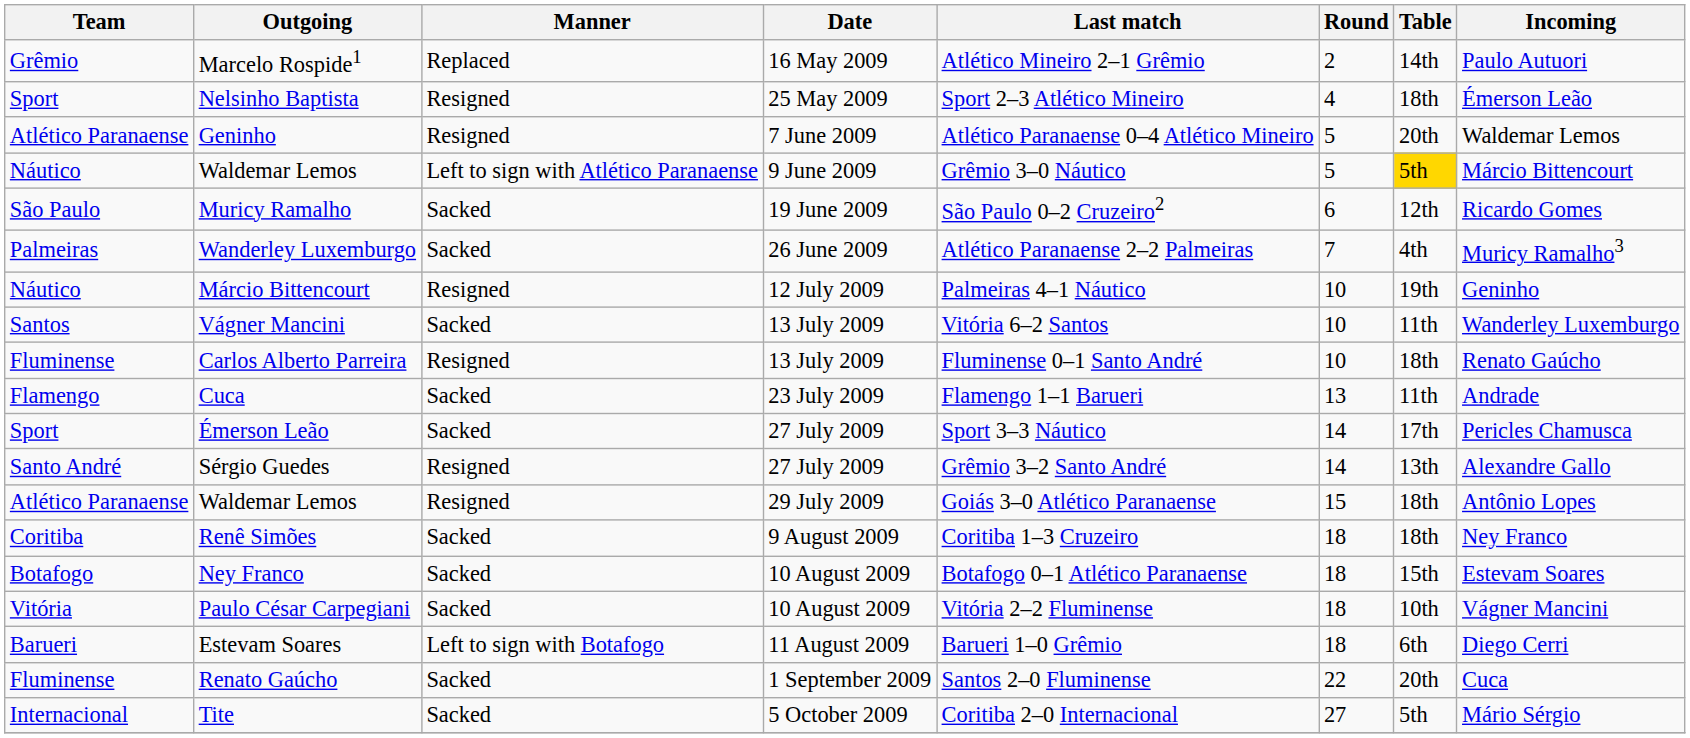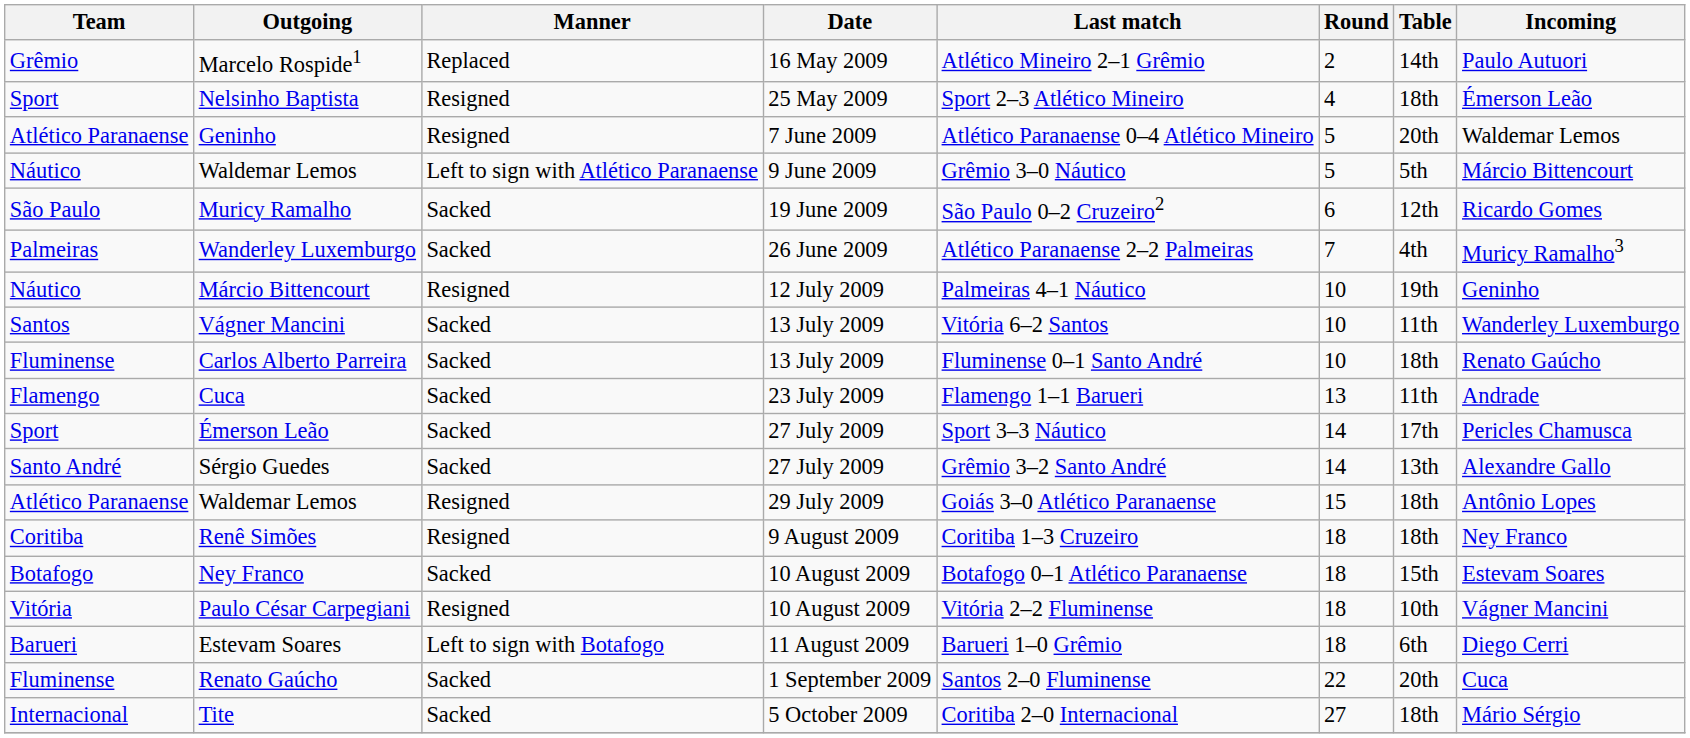(1413, 170) gold background -> (1413, 170) no background
(468, 360) Resigned -> (459, 360) Sacked
(468, 466) Resigned -> (459, 466) Sacked
(459, 537) Sacked -> (468, 537) Resigned
(459, 608) Sacked -> (468, 608) Resigned
(1413, 715) 5th -> (1419, 715) 18th
